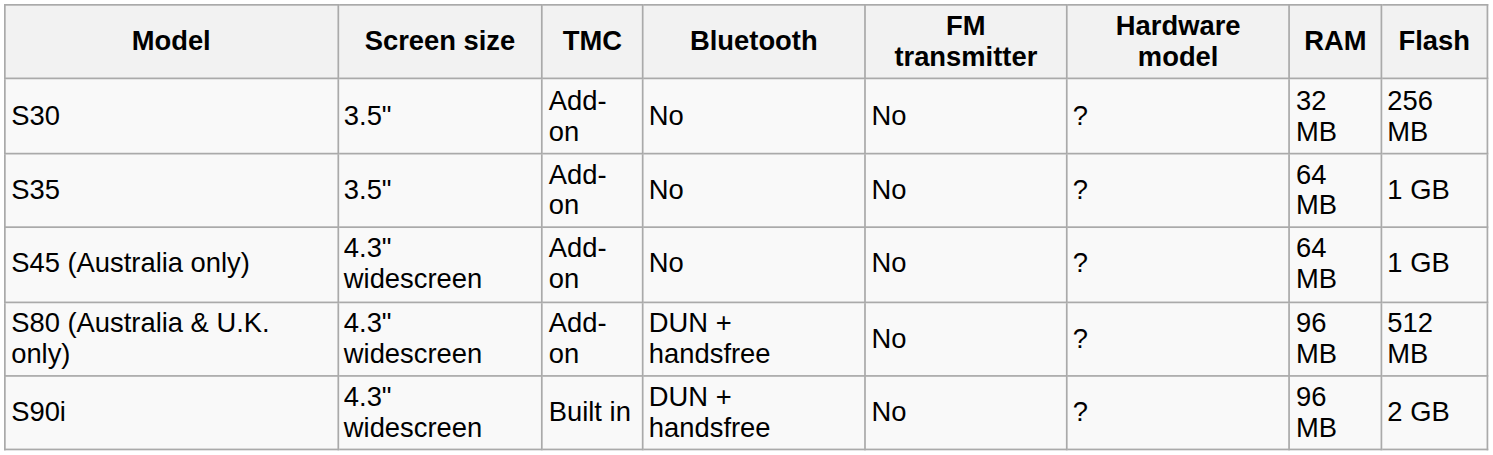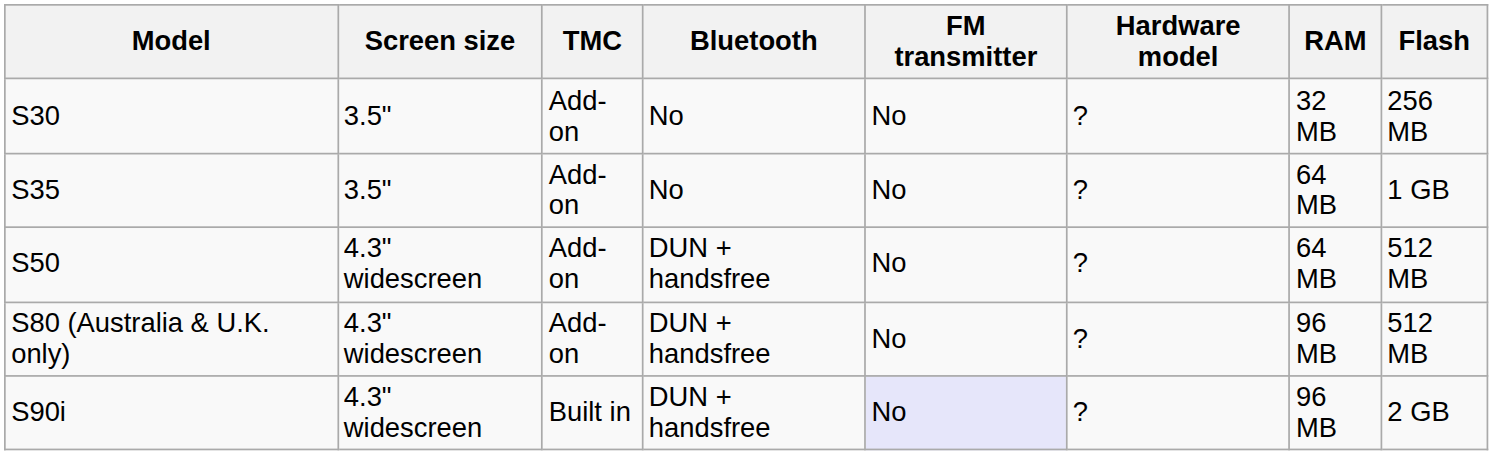- row: (131, 264)
+ row: (36, 264)
(889, 412) no background -> (889, 412) lavender background
